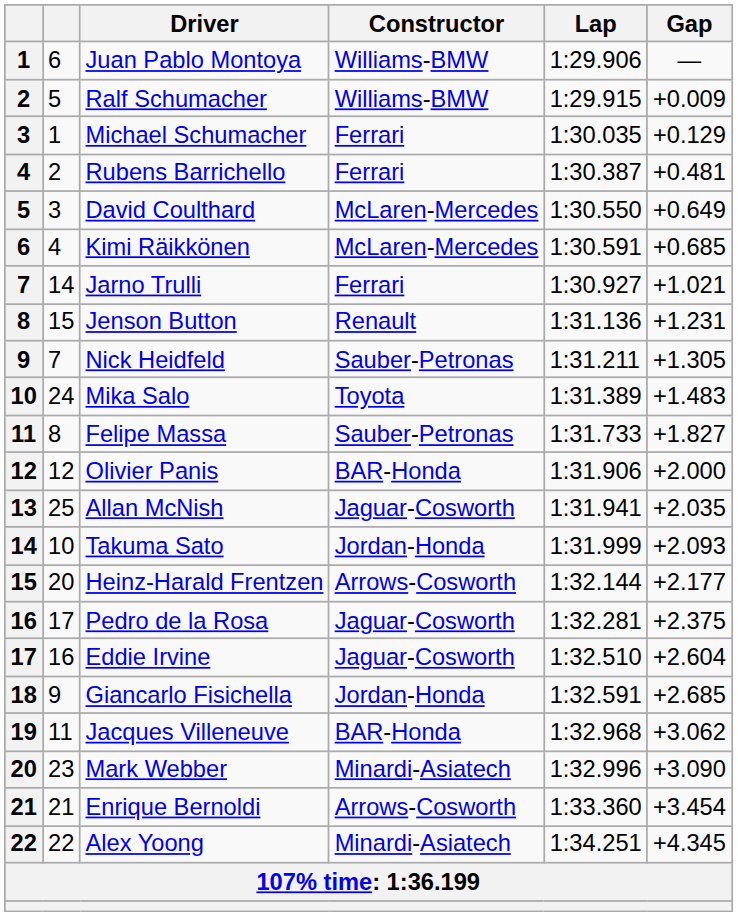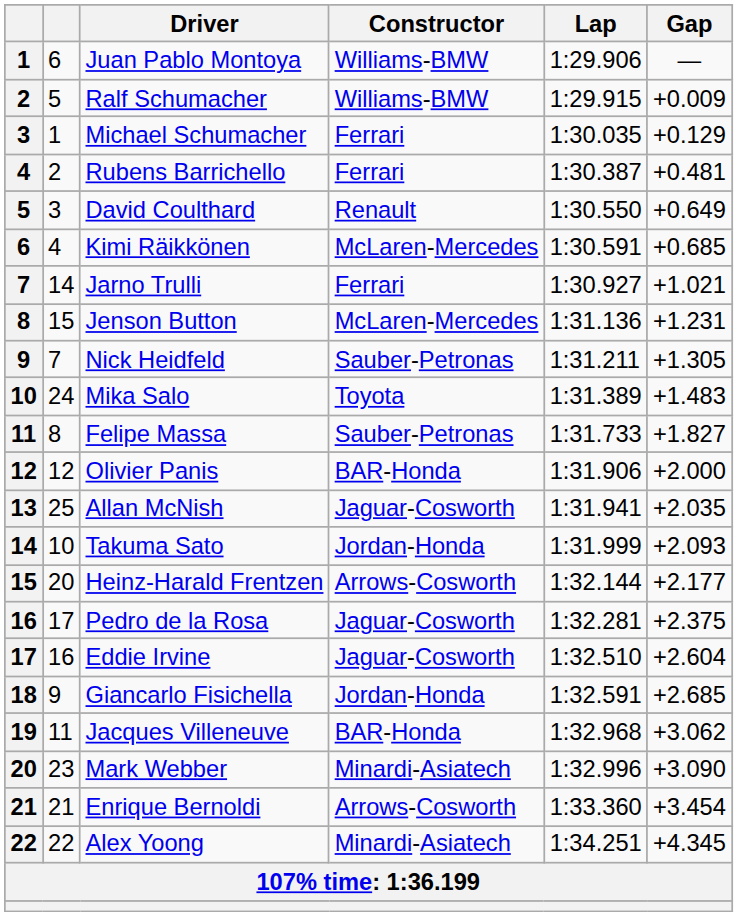(437, 210) McLaren-Mercedes -> (375, 210) Renault
(375, 322) Renault -> (437, 322) McLaren-Mercedes
